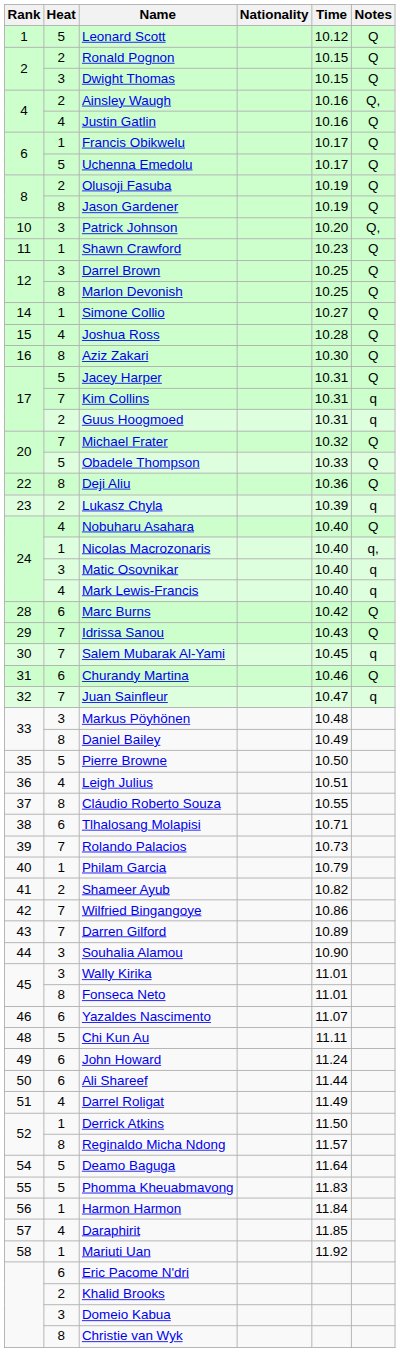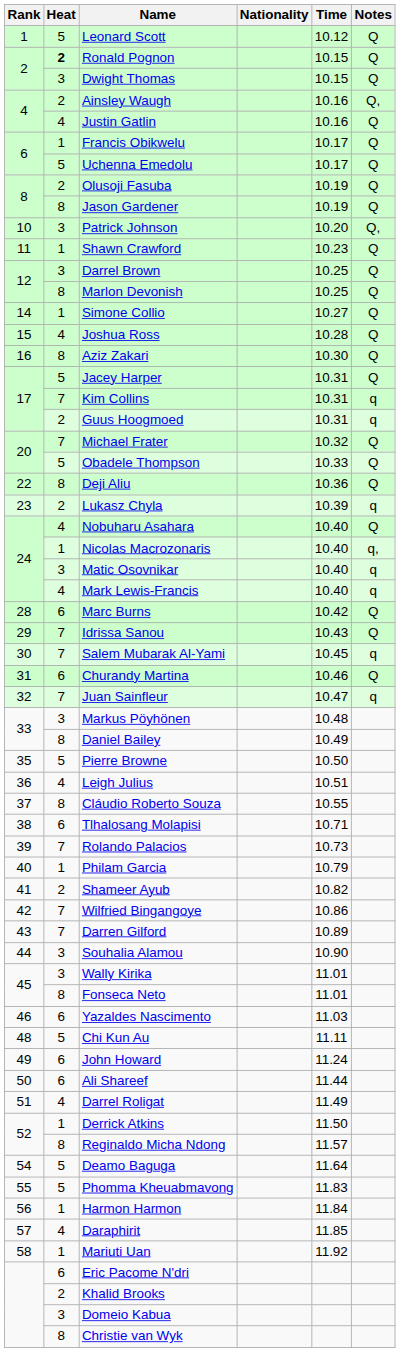(61, 57) normal -> (61, 57) bold
(332, 1016) 11.07 -> (332, 1016) 11.03
